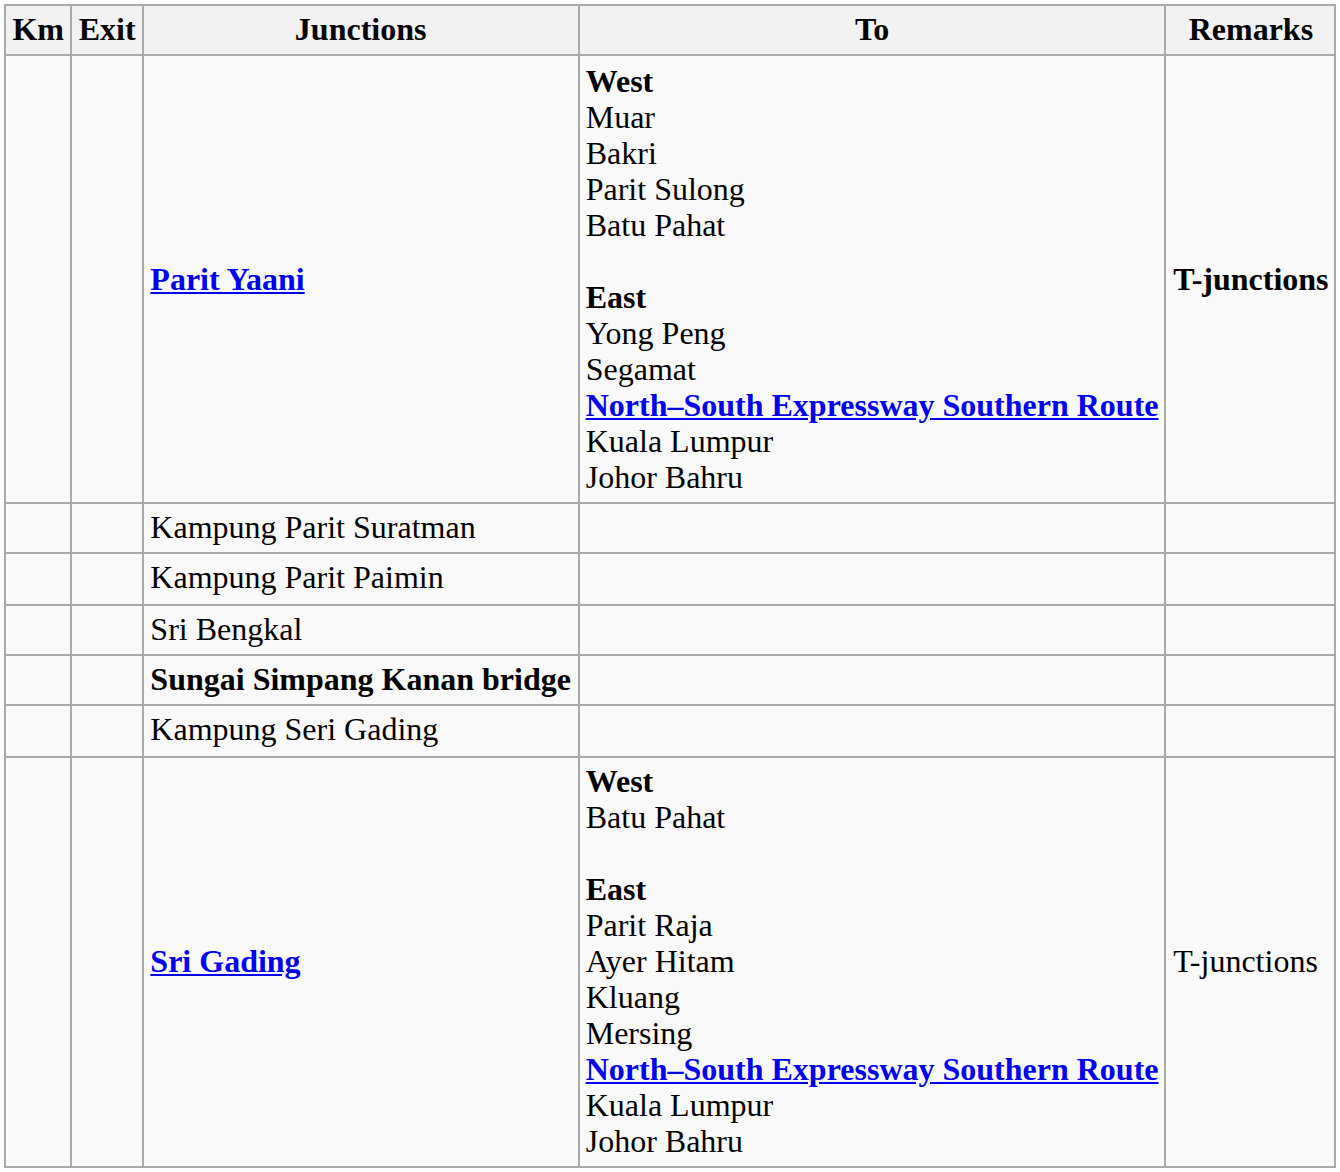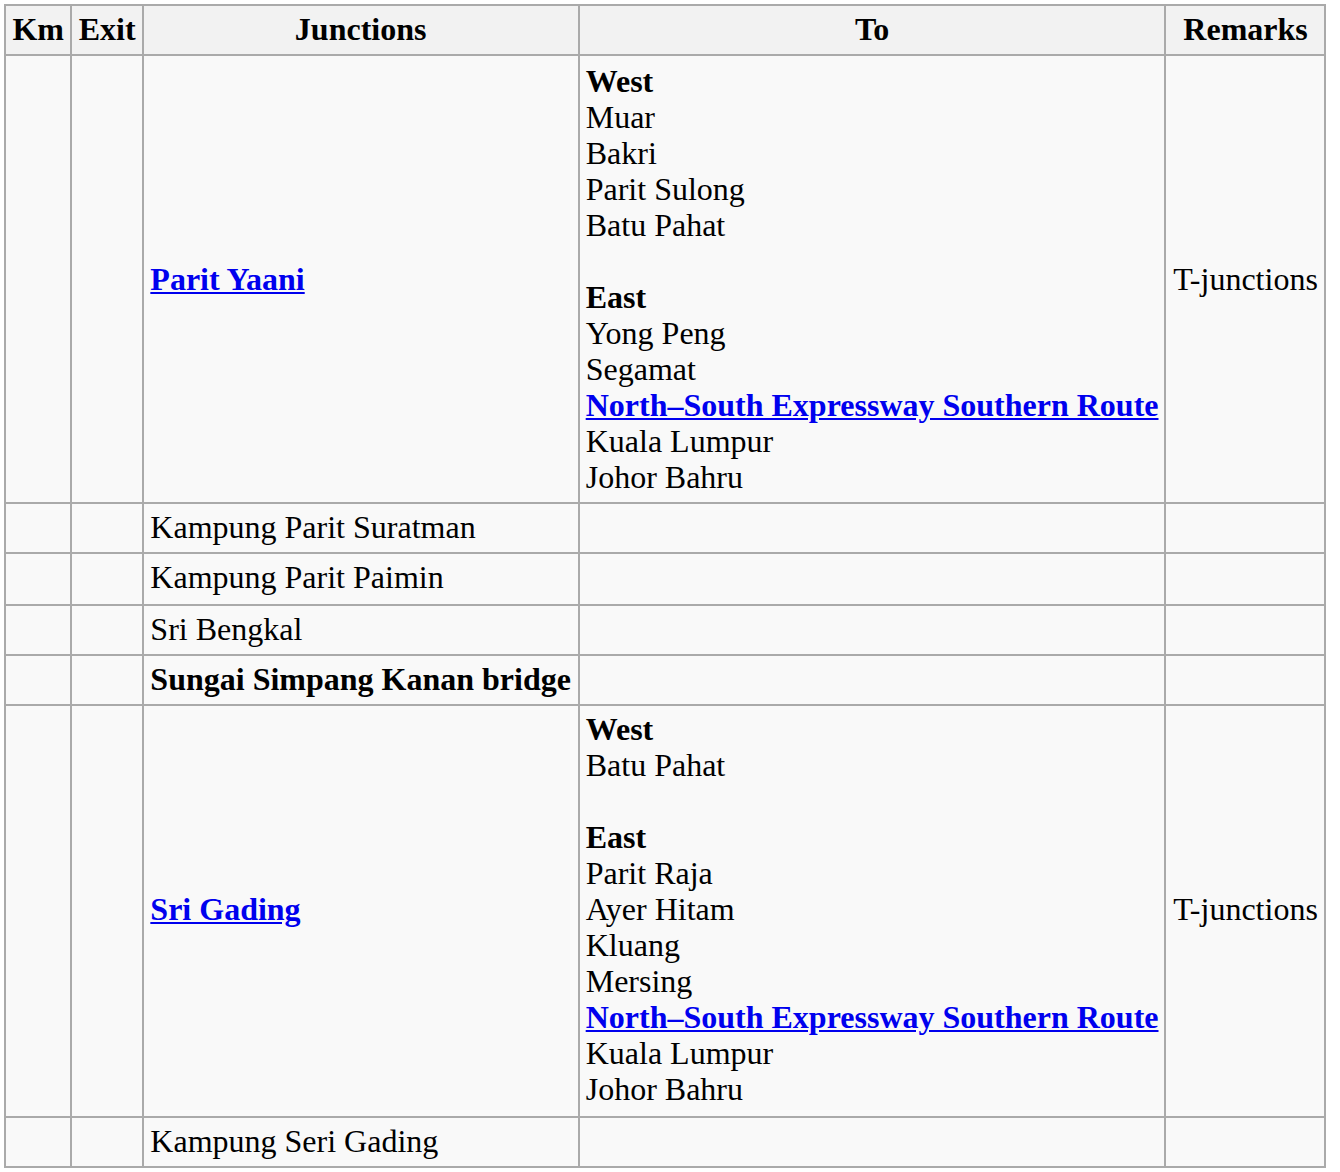(1251, 278) bold -> (1246, 278) normal
rows swapped: (294, 730) <-> (225, 961)
